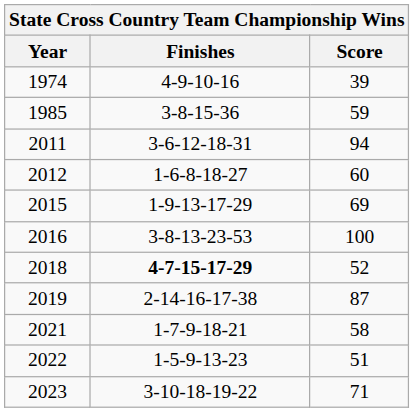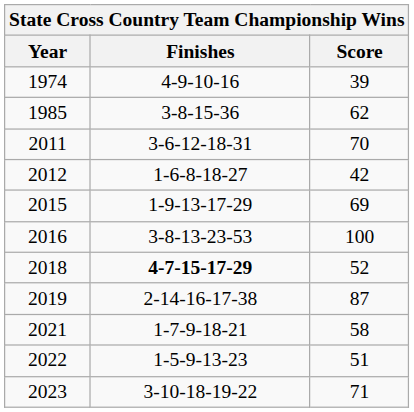(360, 112) 59 -> (360, 112) 62
(360, 143) 94 -> (360, 143) 70
(360, 174) 60 -> (360, 174) 42
